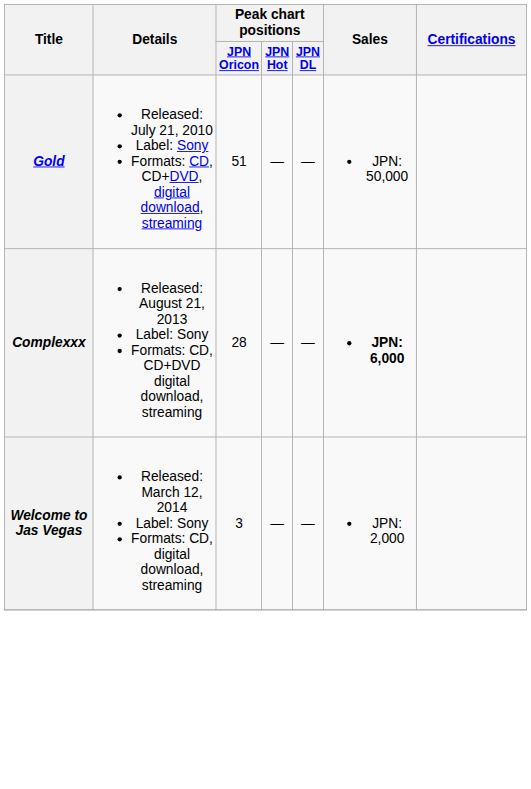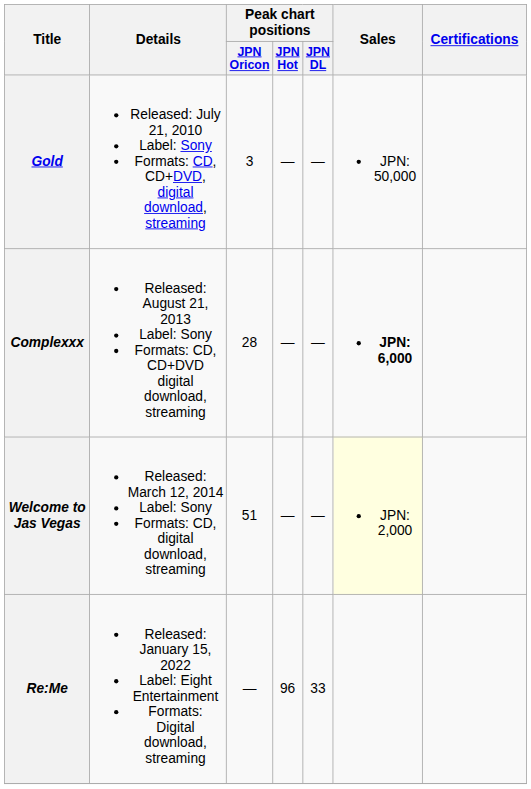(239, 161) 51 -> (250, 161) 3
(239, 523) 3 -> (250, 515) 51
(370, 531) no background -> (378, 523) lightyellow background
+ row: (47, 689)
